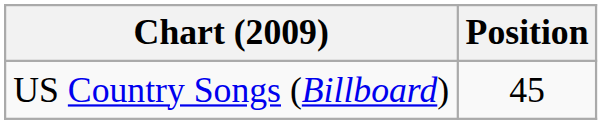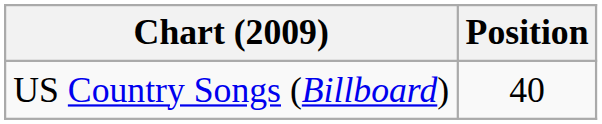(527, 89) 45 -> (527, 89) 40
